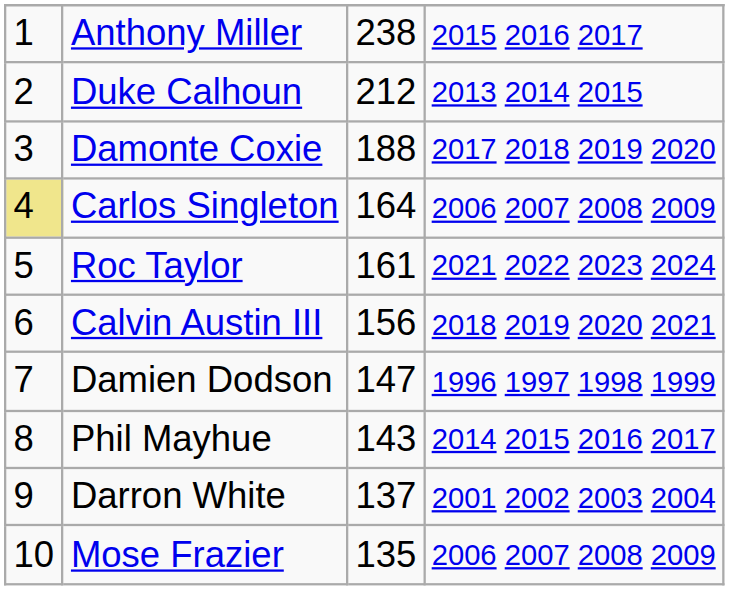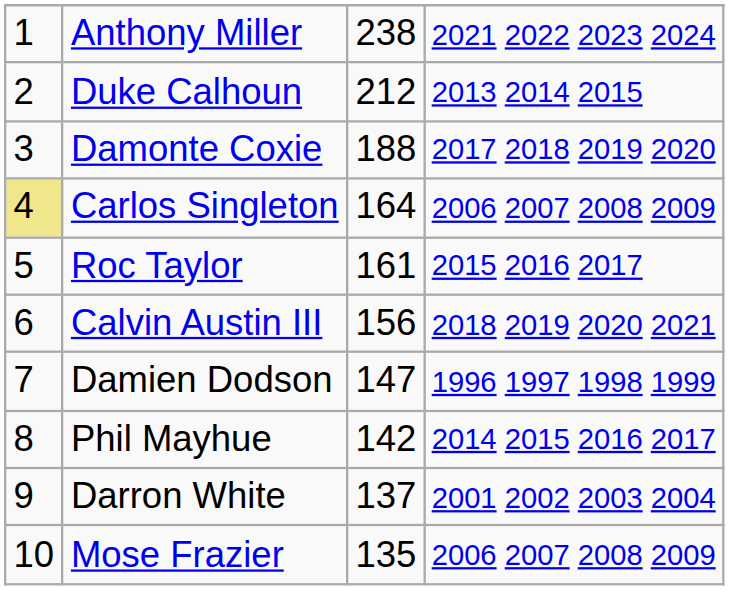(537, 34) 2015 2016 2017 -> (574, 34) 2021 2022 2023 2024
(574, 265) 2021 2022 2023 2024 -> (537, 265) 2015 2016 2017
(386, 438) 143 -> (386, 438) 142
